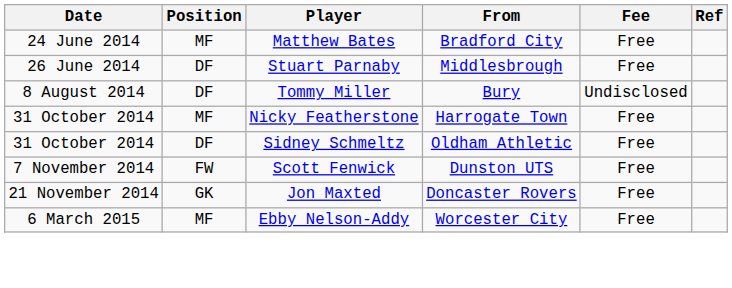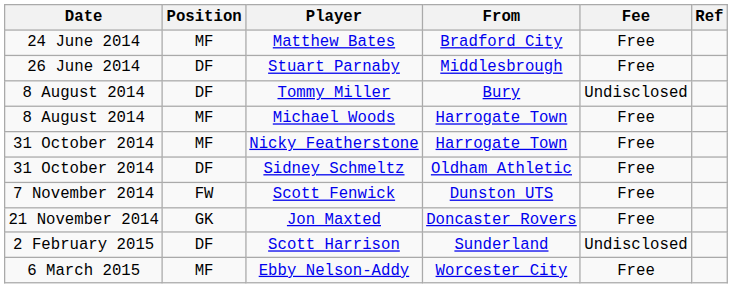+ row: (334, 119)
+ row: (334, 246)
